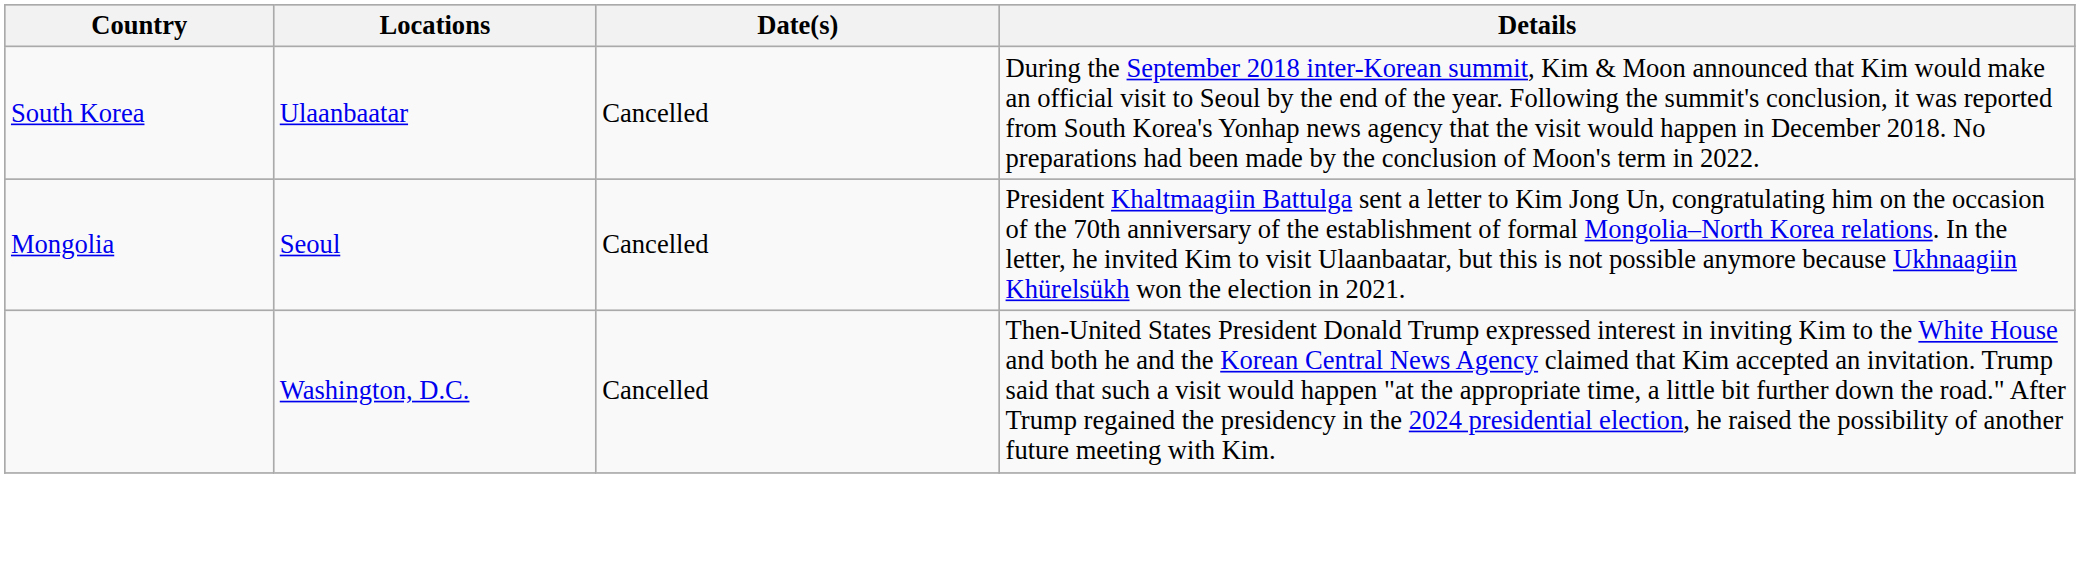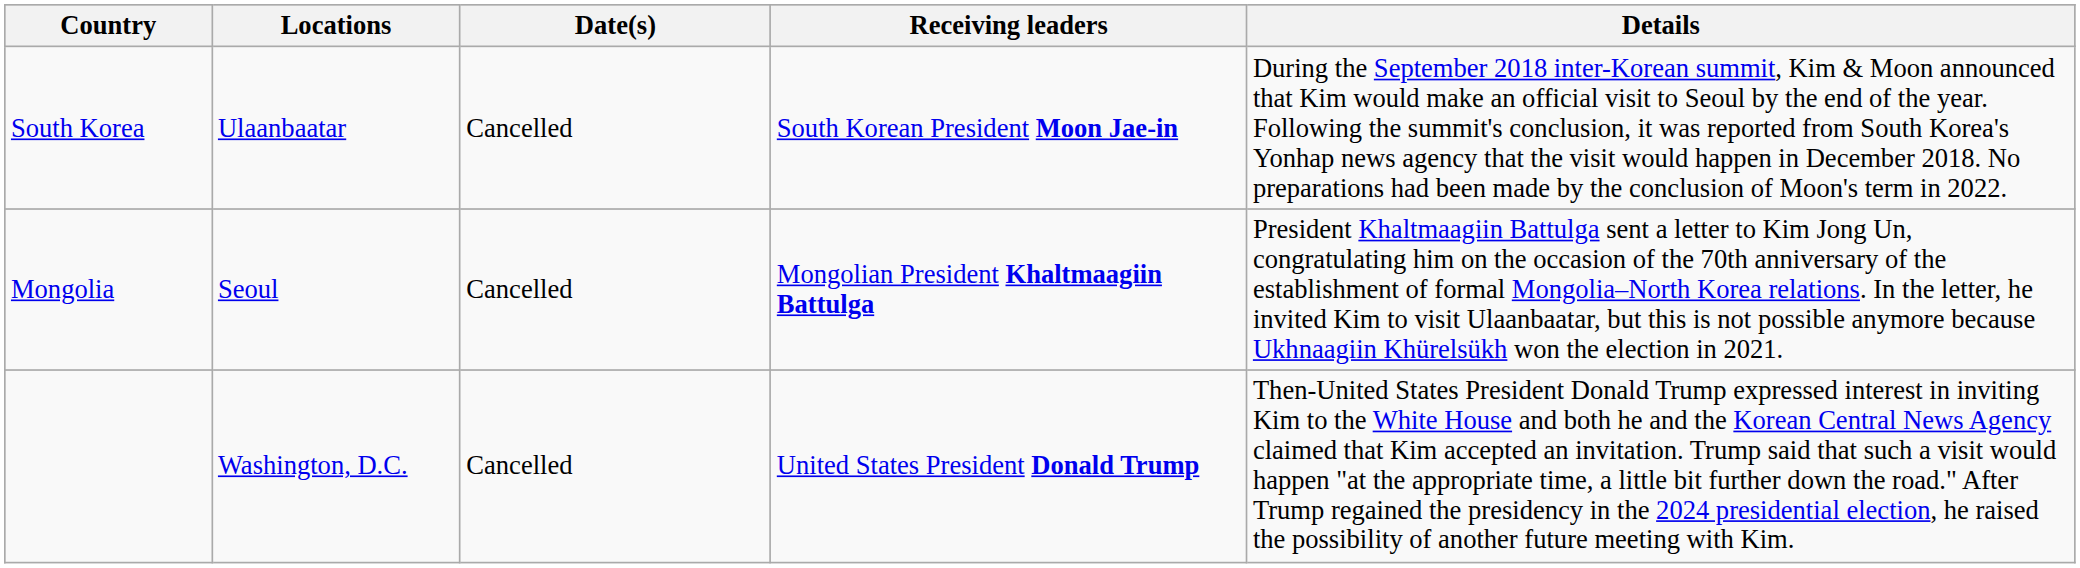+ column: (1009, 25)
